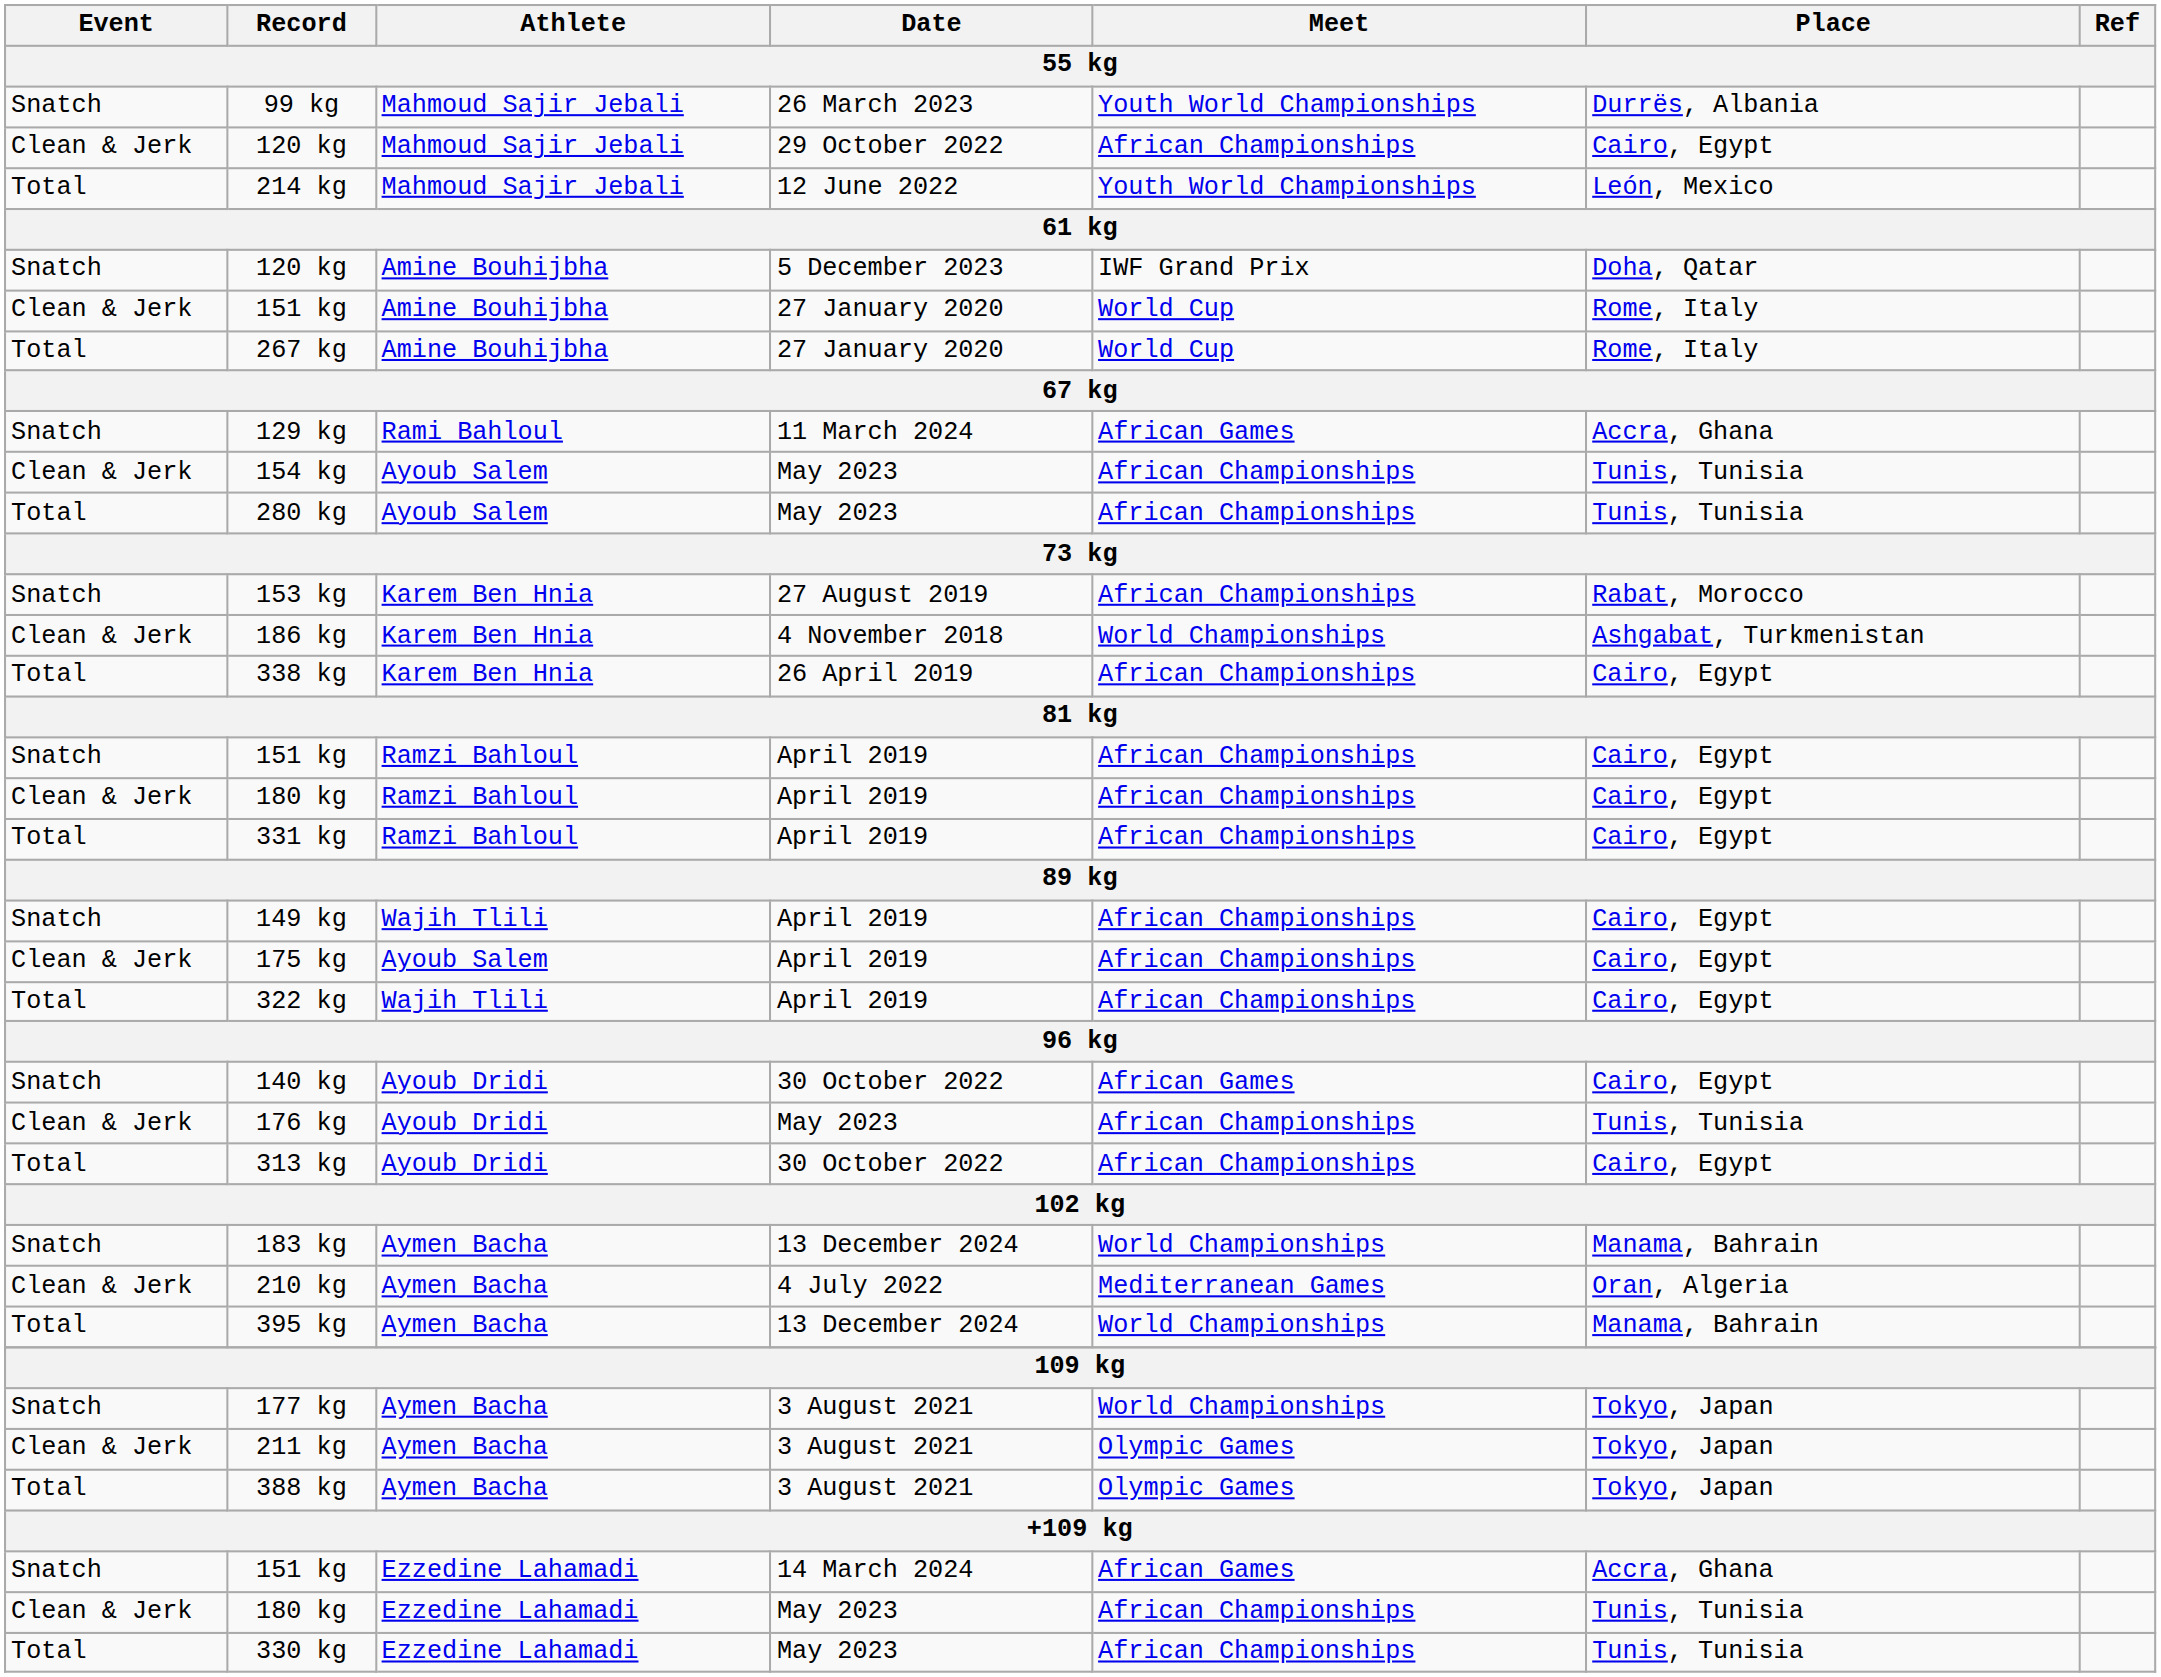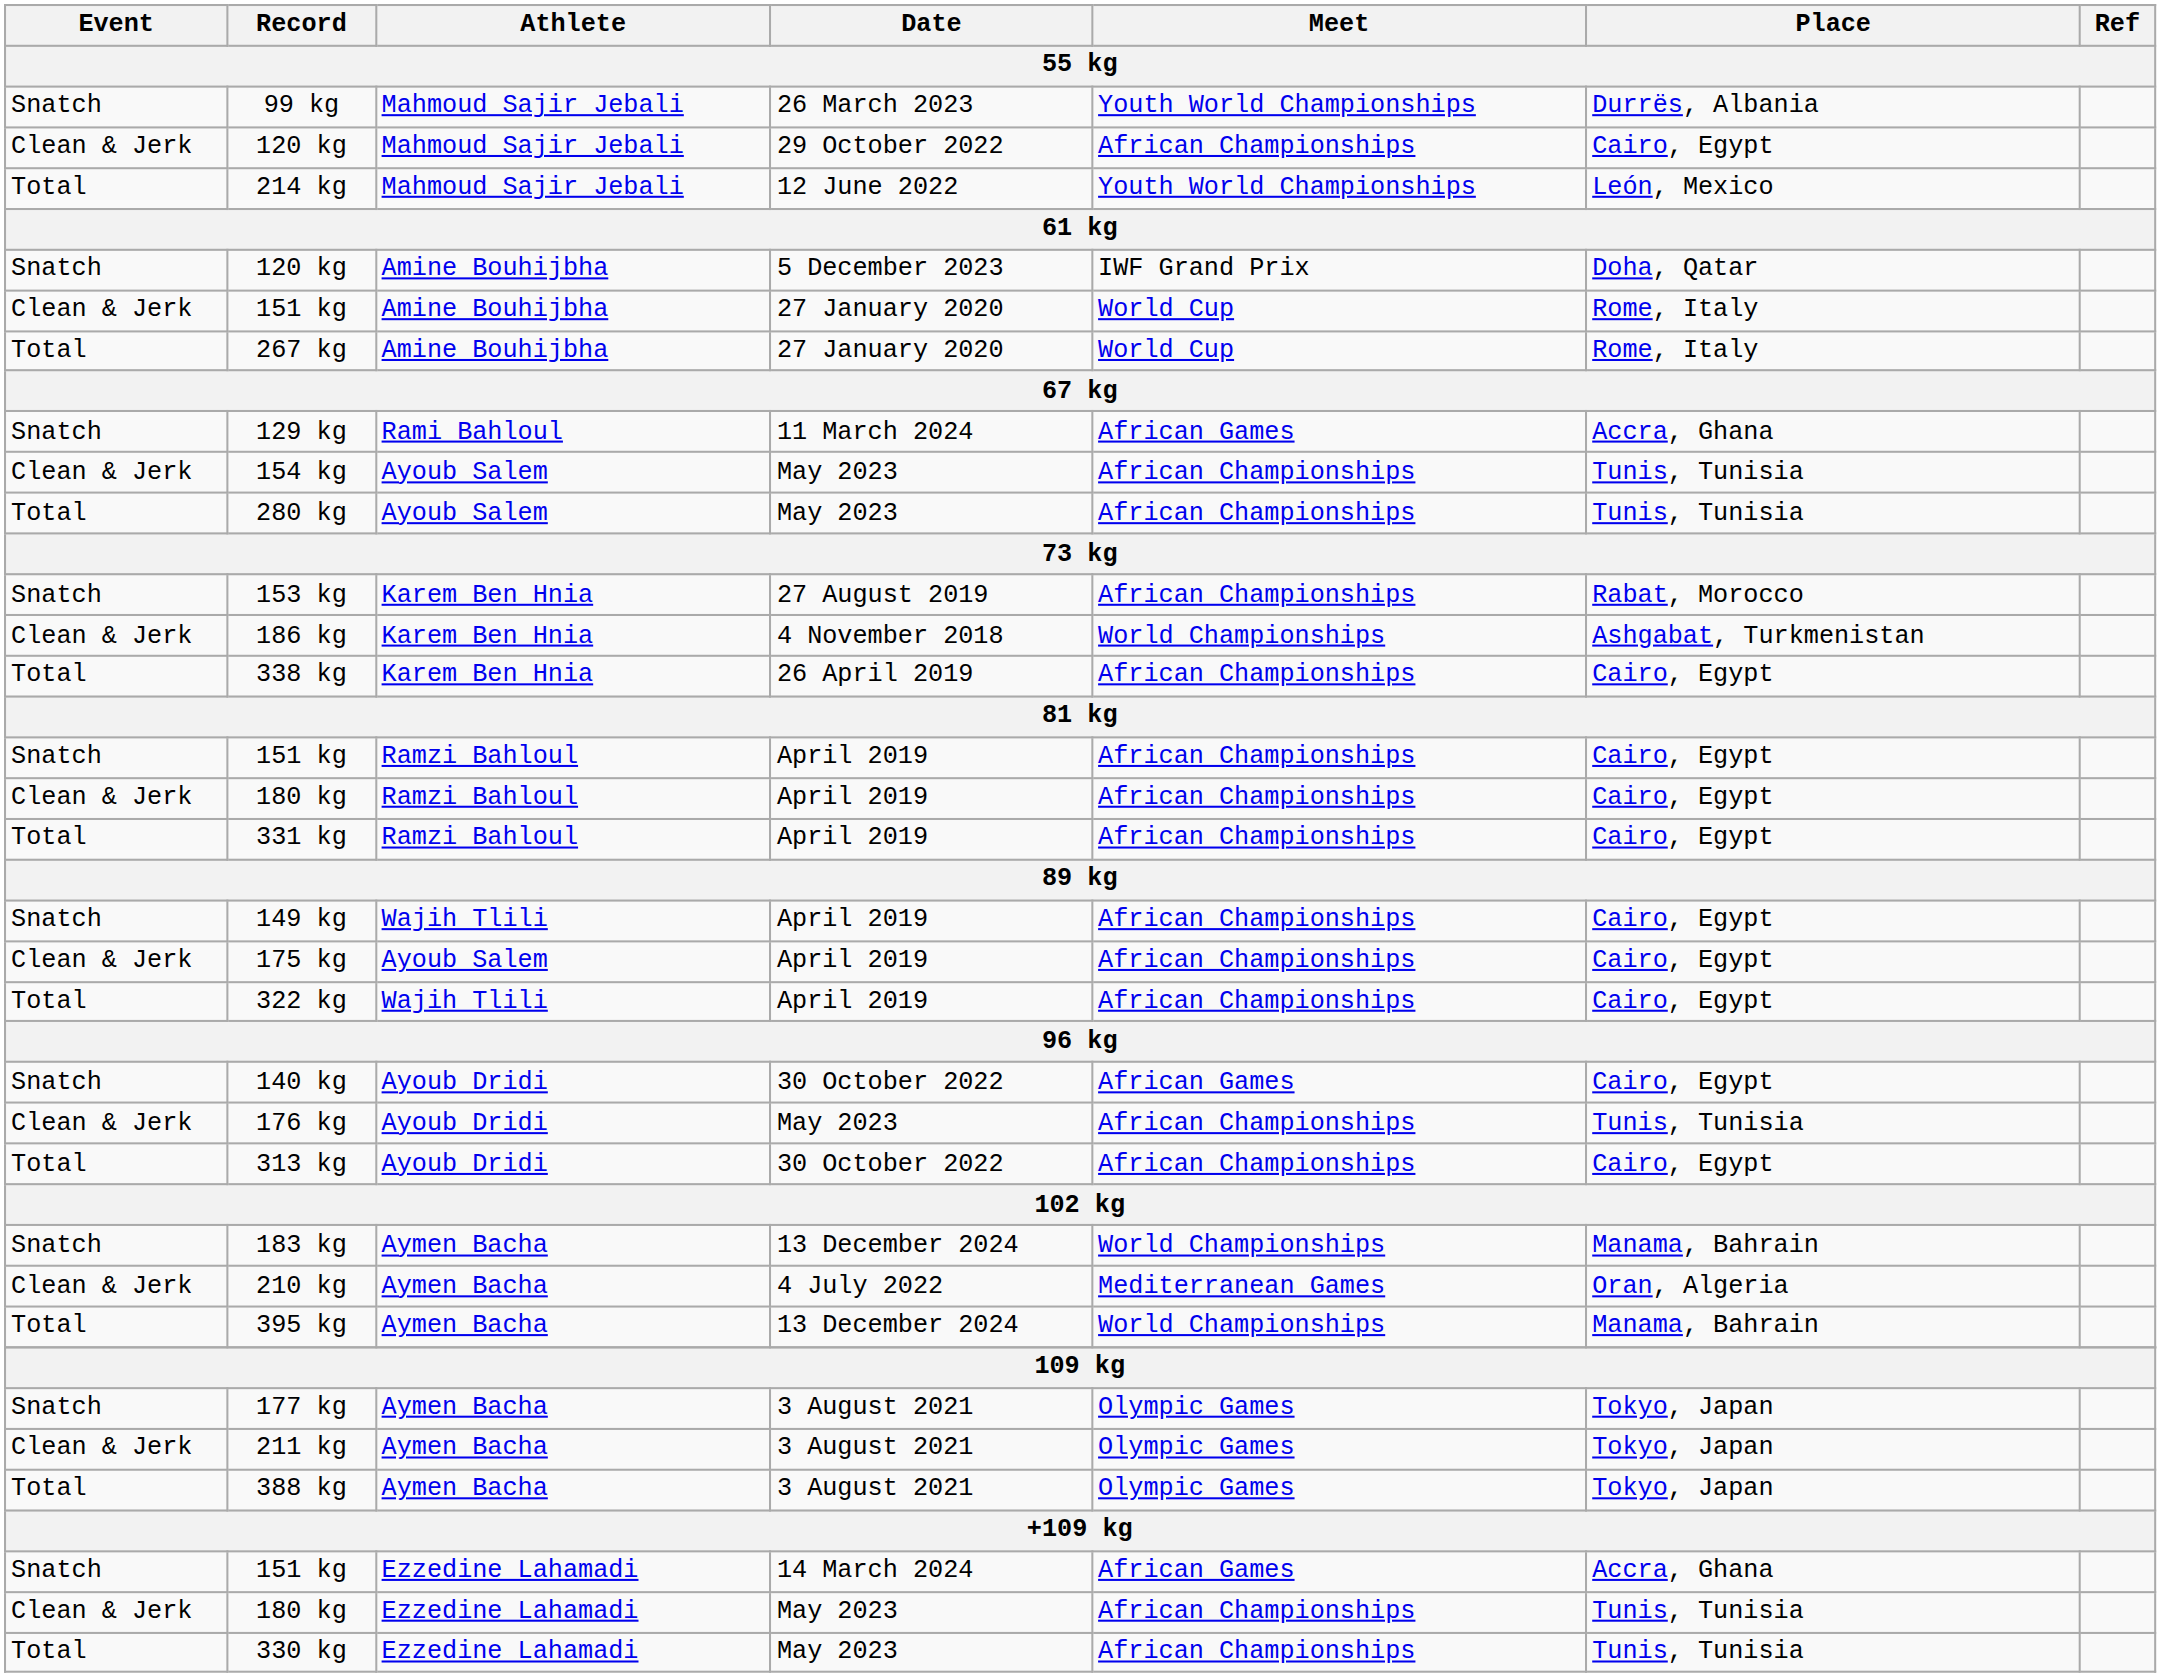(1242, 1409) World Championships -> (1196, 1409) Olympic Games
